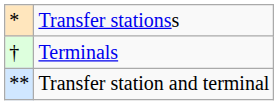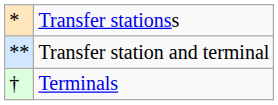rows swapped: (78, 52) <-> (154, 83)
